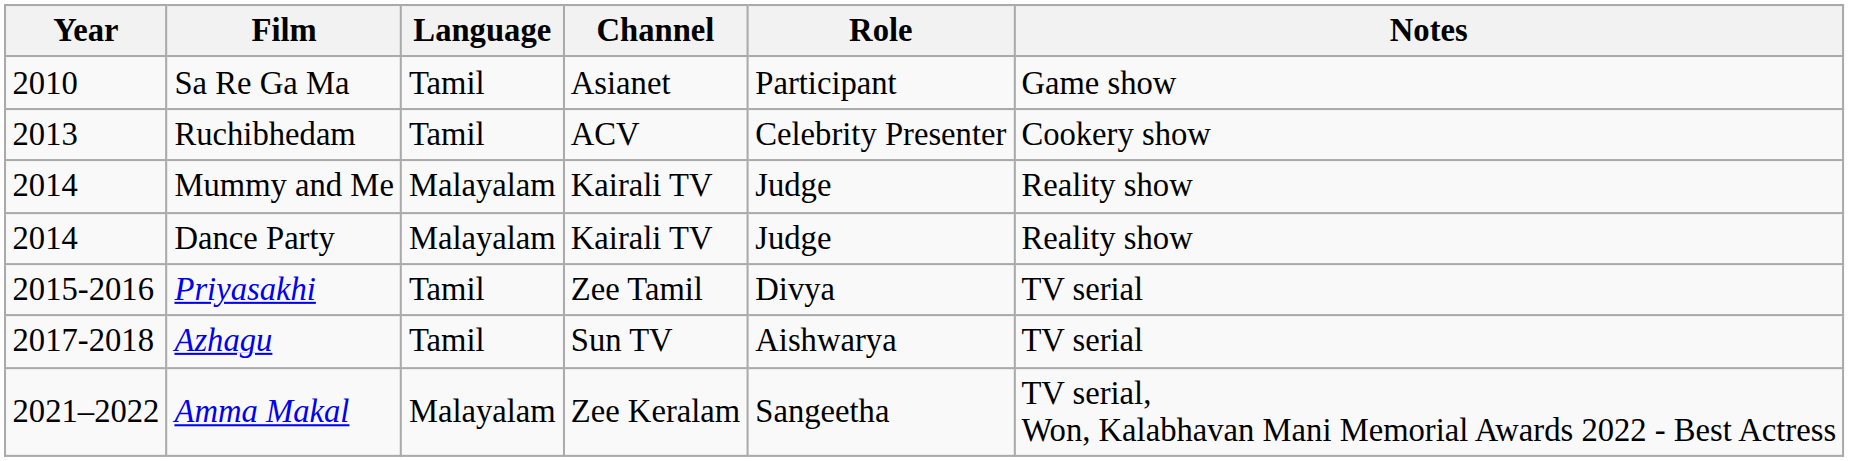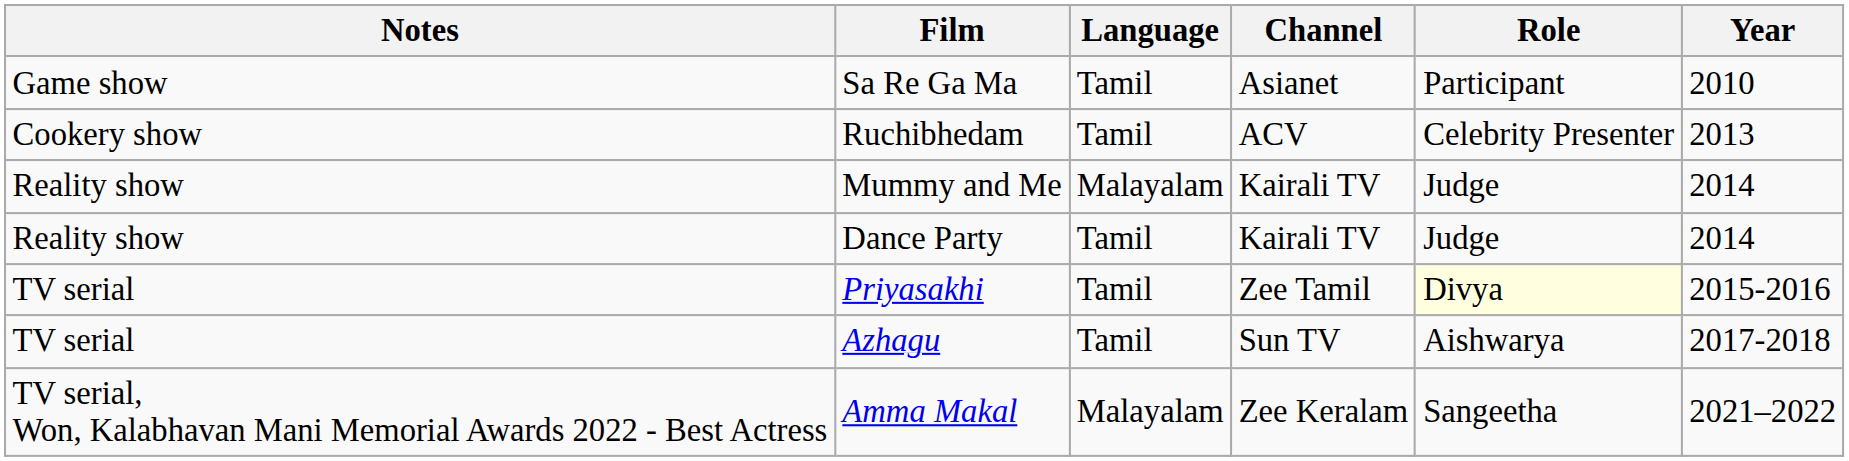columns swapped: (86, 30) <-> (1429, 30)
(482, 237) Malayalam -> (1115, 237) Tamil
(795, 289) no background -> (1463, 289) lightyellow background
